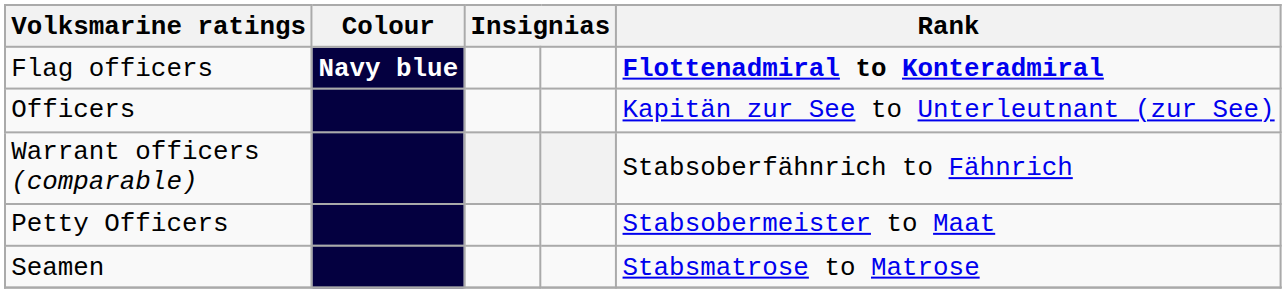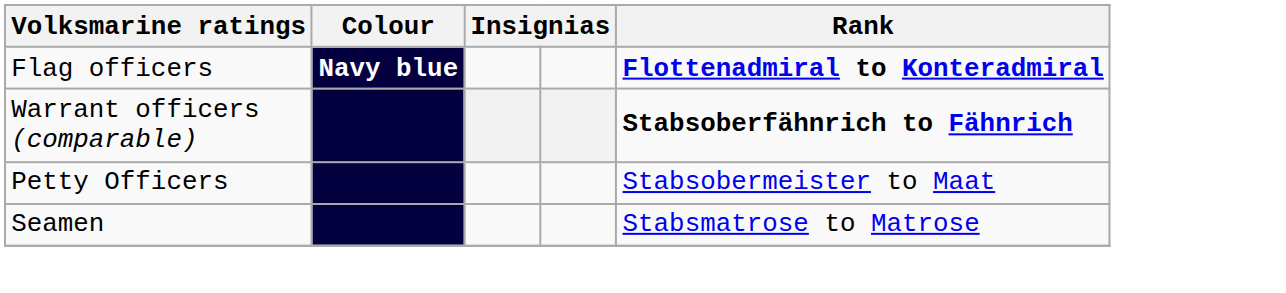- row: (73, 110)
(848, 167) normal -> (848, 125) bold
